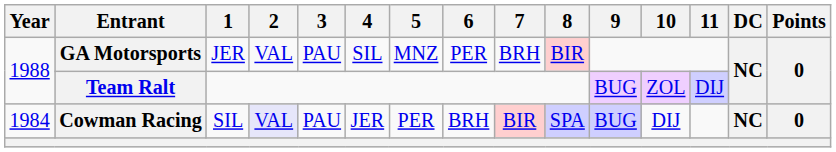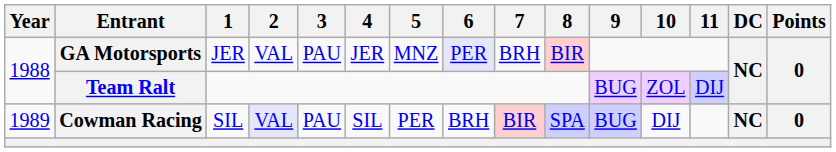(367, 53) SIL -> (367, 53) JER
(469, 53) no background -> (469, 53) lavender background
(30, 120) 1984 -> (30, 120) 1989
(367, 120) JER -> (367, 120) SIL
